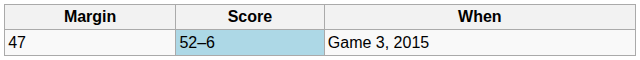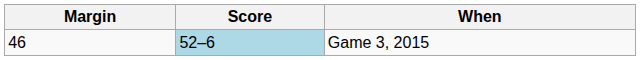(17, 42) 47 -> (17, 42) 46
